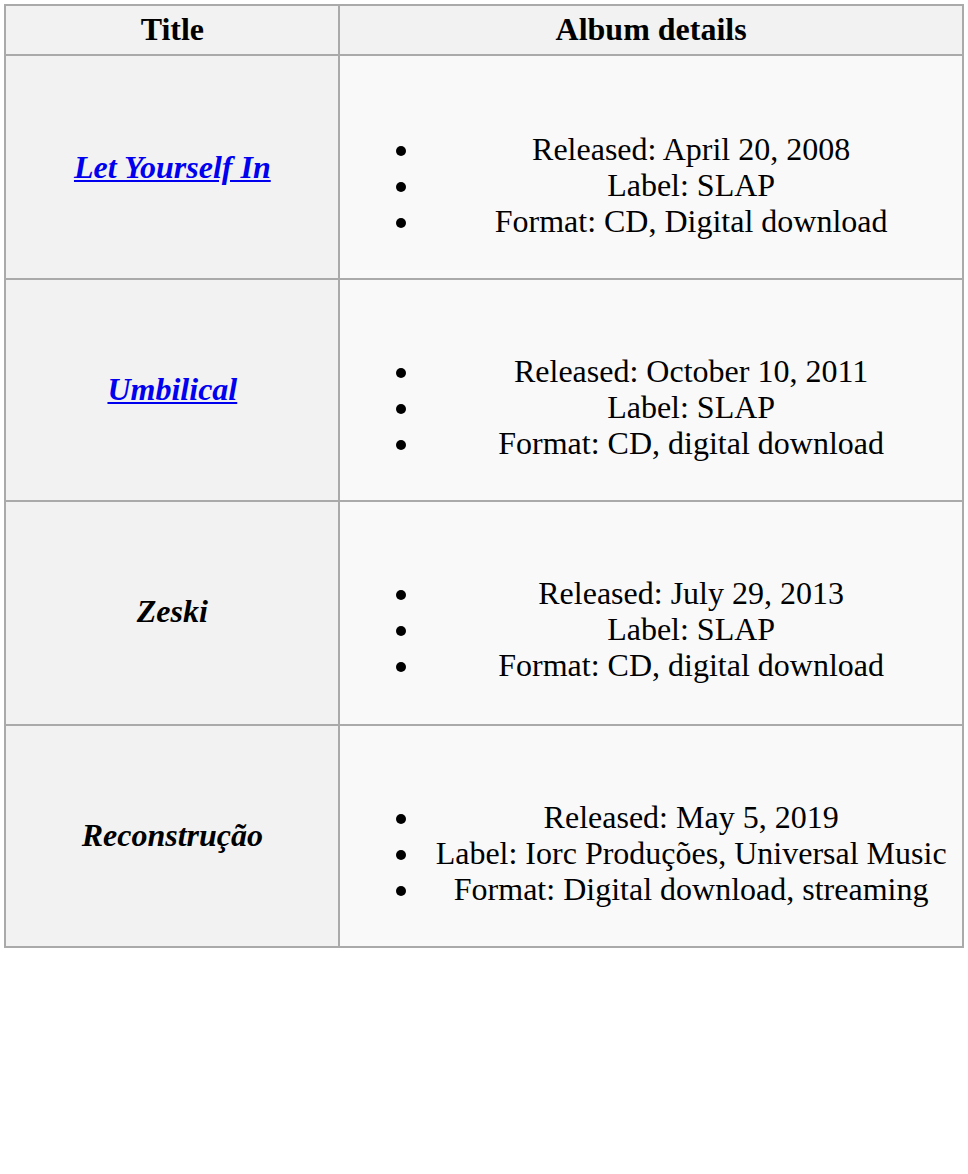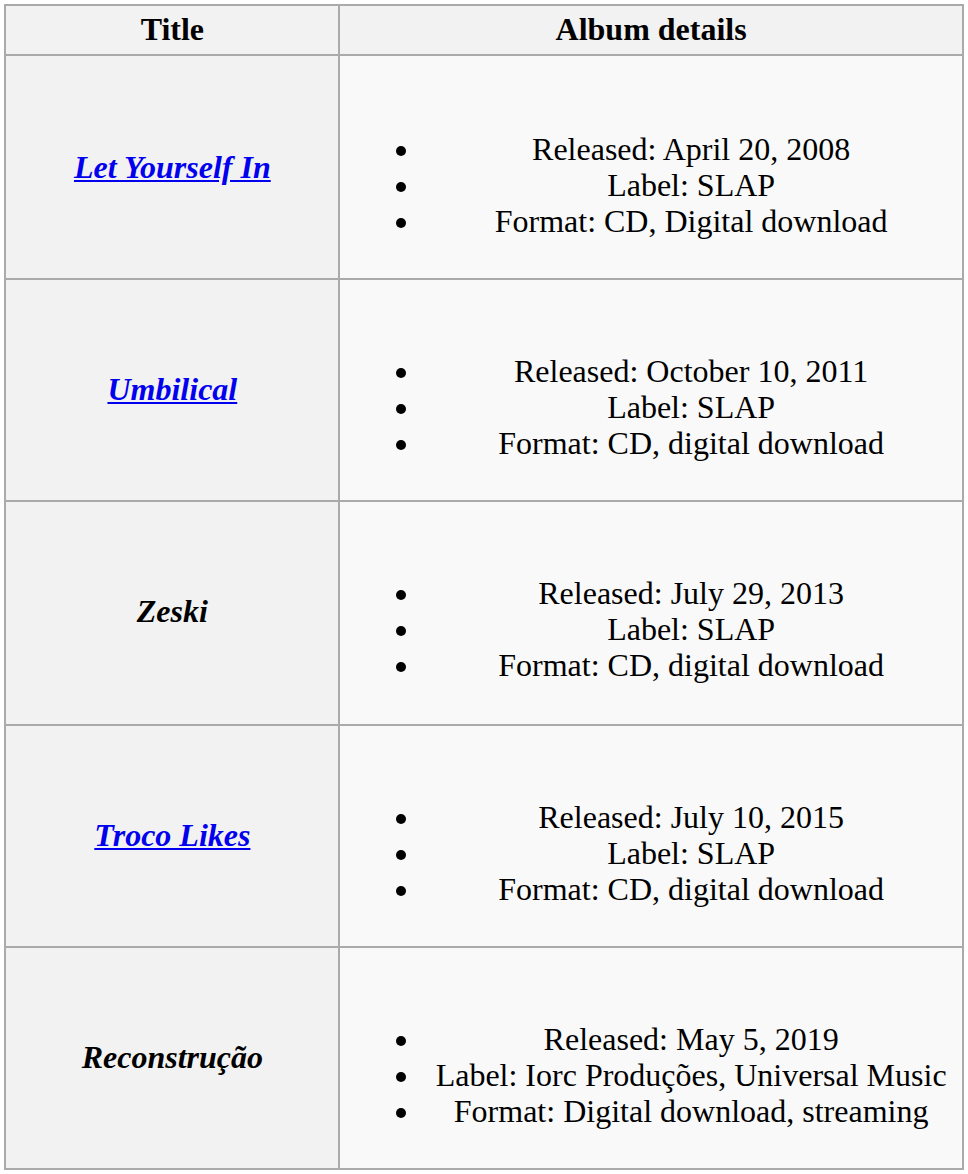+ row: (172, 834)
